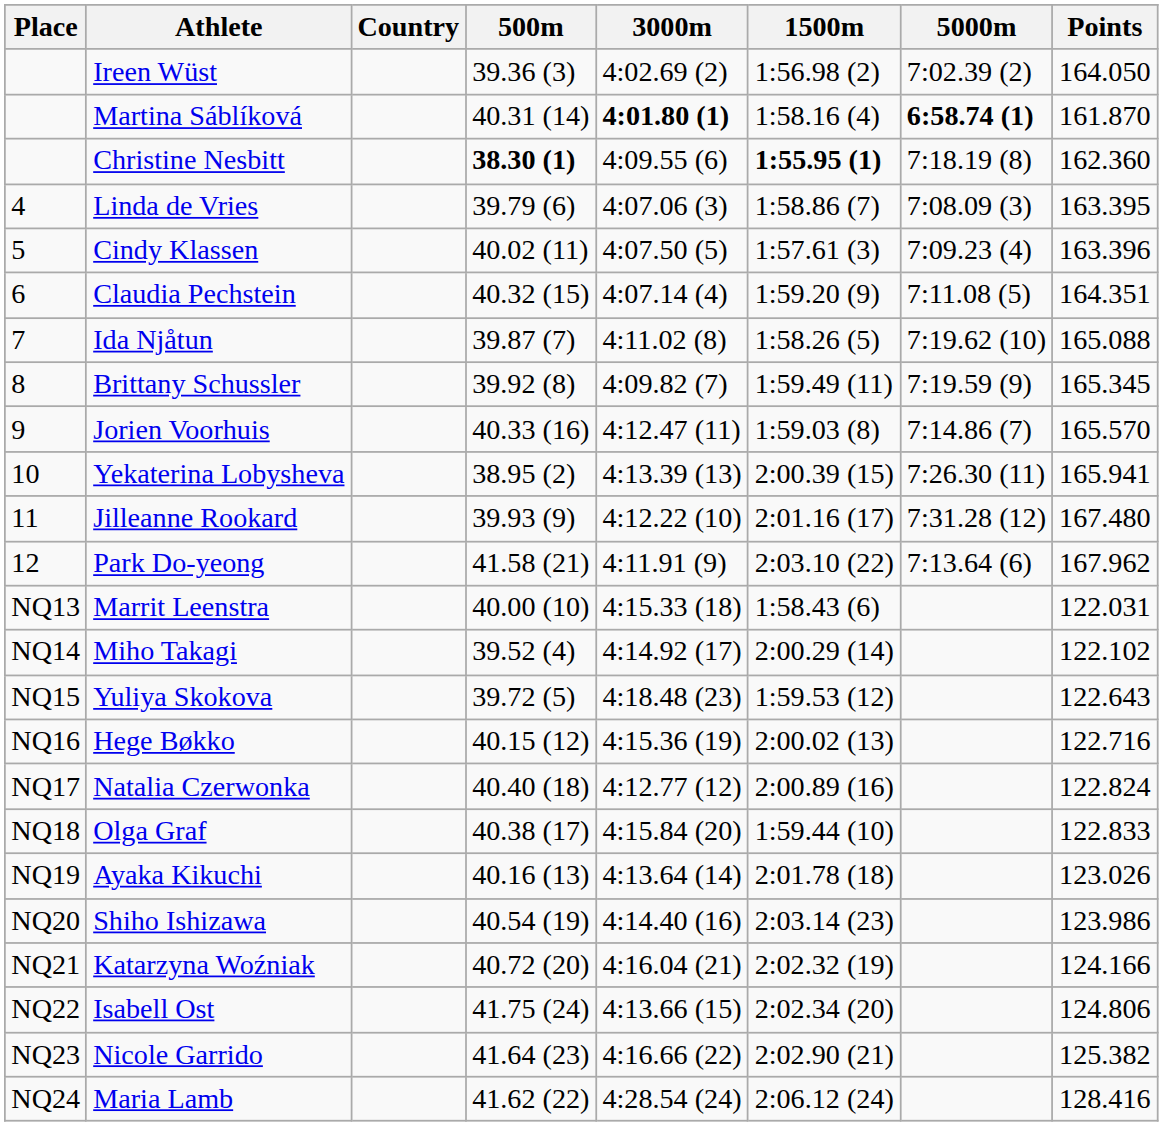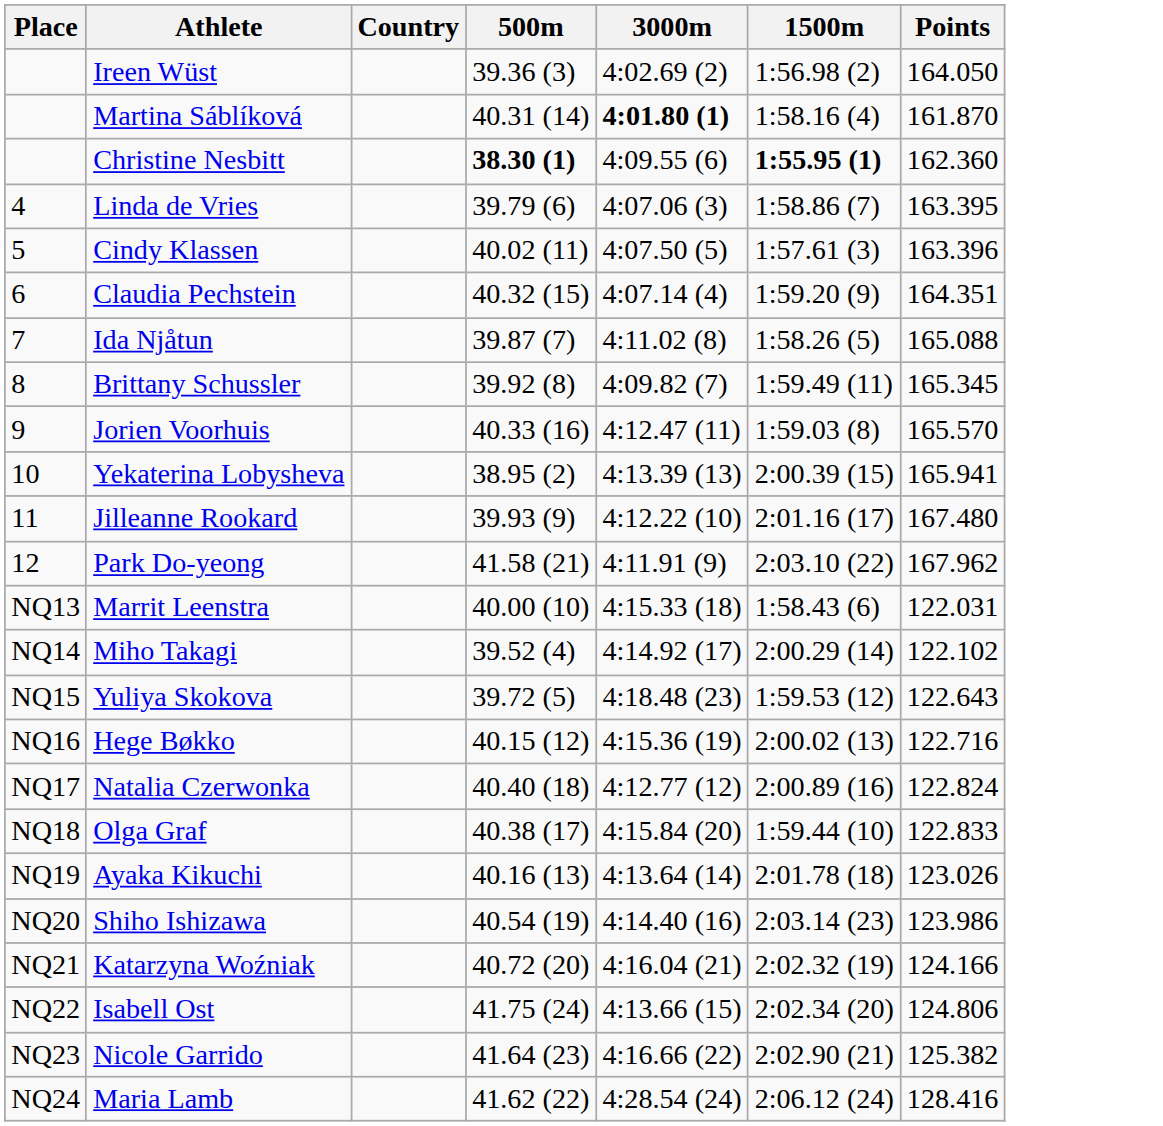- column: (976, 26)
